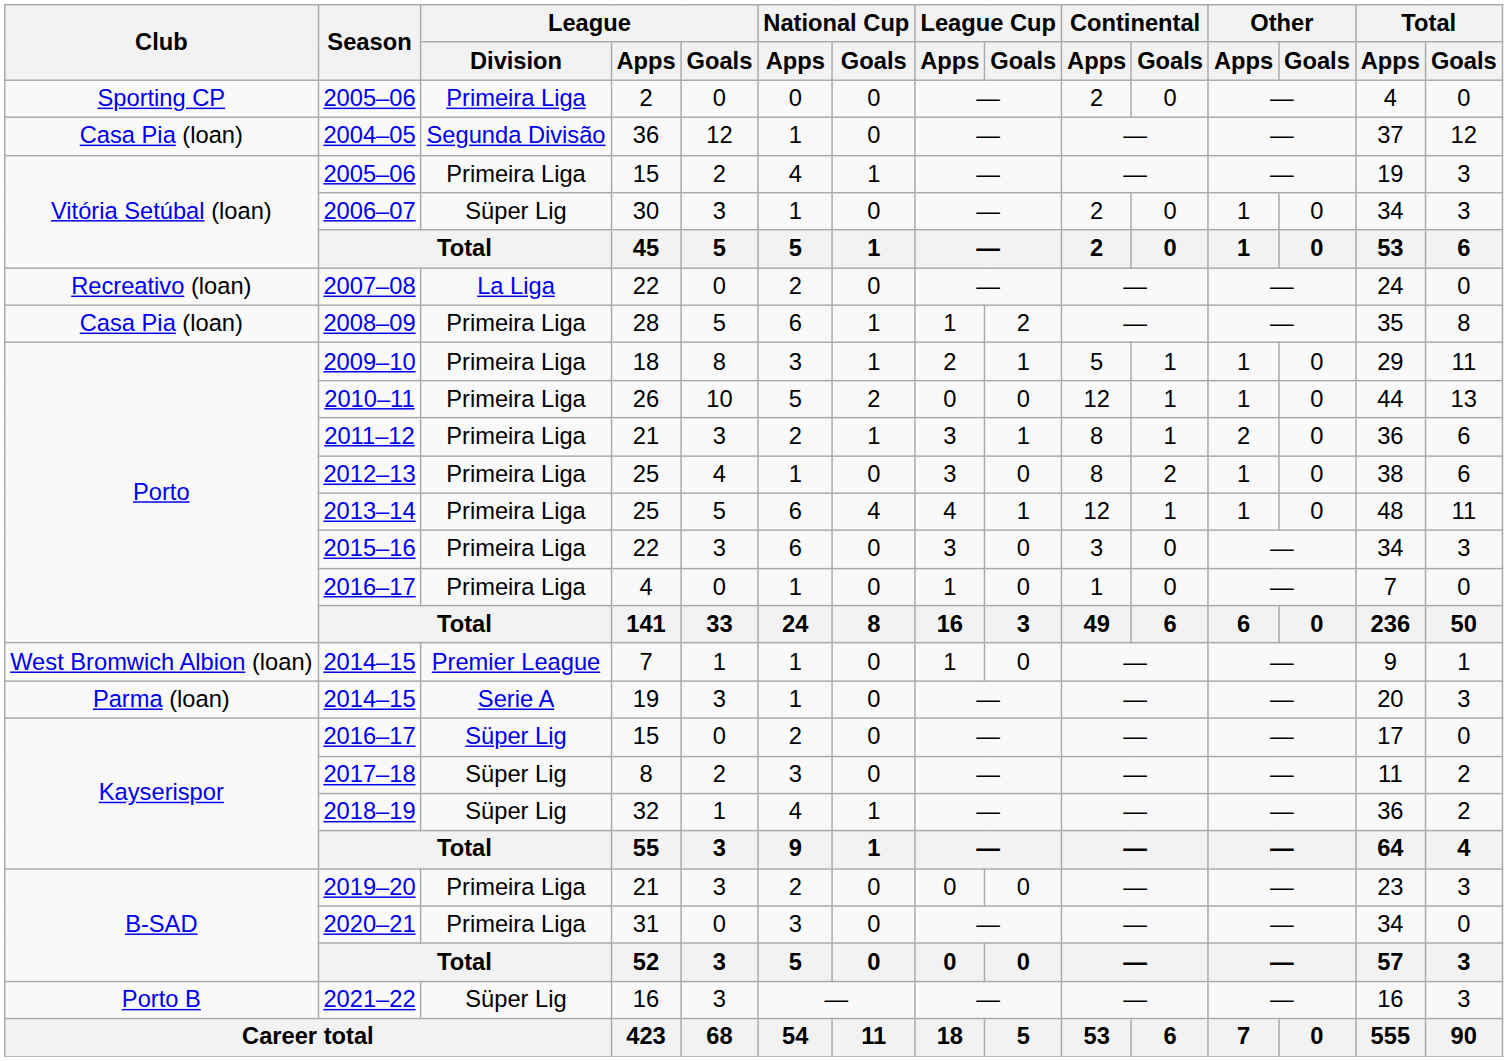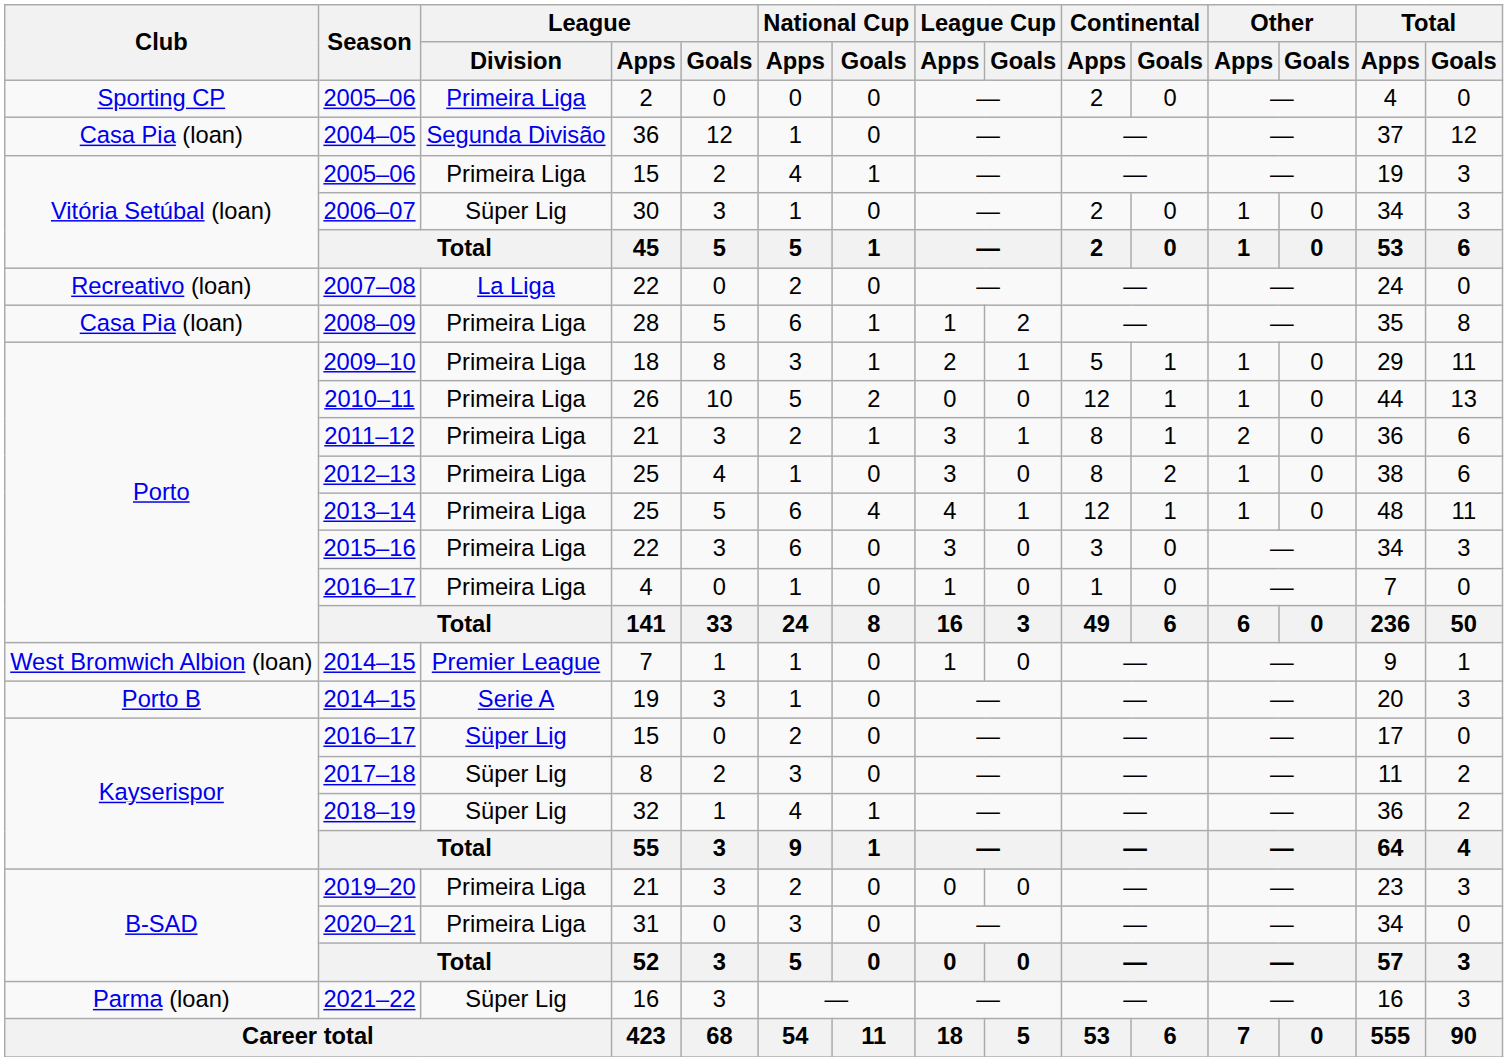(161, 699) Parma (loan) -> (161, 699) Porto B
(161, 999) Porto B -> (161, 999) Parma (loan)
